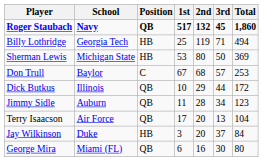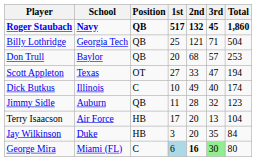(146, 42) HB -> (139, 42) QB
(203, 42) 119 -> (196, 42) 121
(242, 42) 494 -> (235, 42) 504
- row: (37, 57)
(143, 73) C -> (139, 57) QB
(182, 73) 67 -> (175, 57) 20
+ row: (35, 73)
(146, 88) QB -> (136, 88) C
(201, 88) 29 -> (194, 88) 49
(220, 88) 44 -> (214, 88) 40
(242, 88) 172 -> (235, 88) 174
(220, 103) 34 -> (214, 103) 32
(146, 118) QB -> (139, 118) HB
(220, 133) 37 -> (214, 133) 35
(146, 149) QB -> (136, 149) C
(179, 149) no background -> (172, 149) lightblue background
(201, 149) normal -> (194, 149) bold
(220, 149) no background -> (214, 149) lightgreen background
